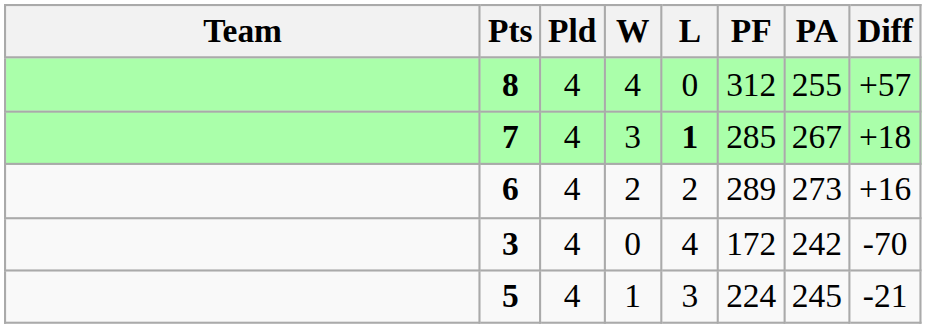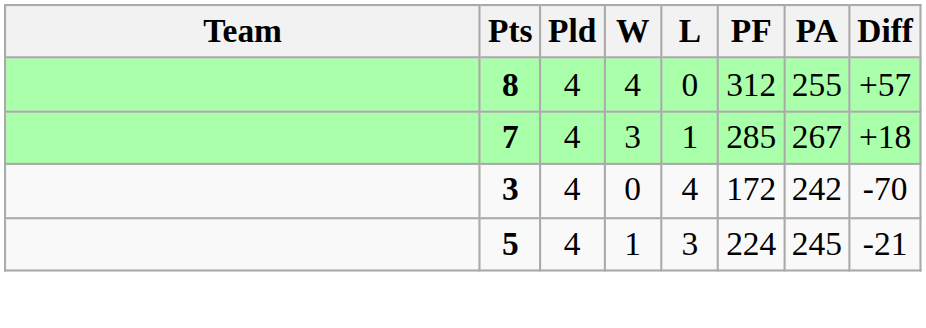(690, 137) bold -> (690, 137) normal
- row: (510, 190)
